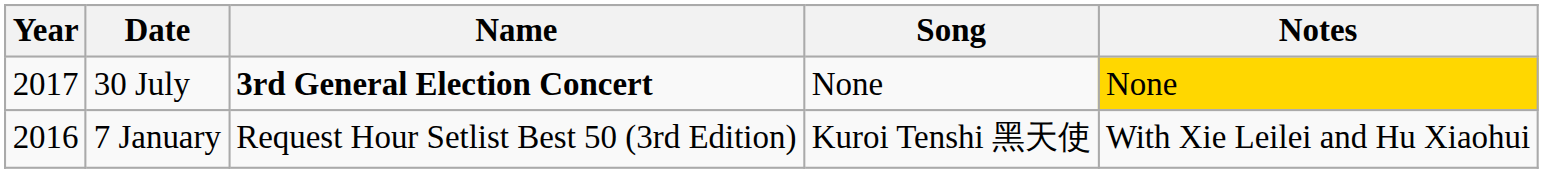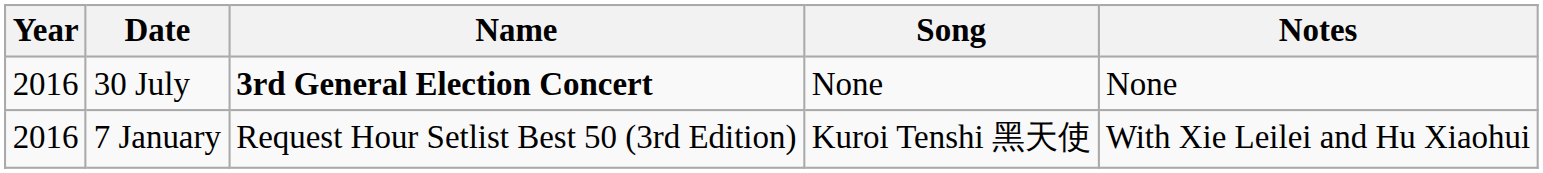(46, 82) 2017 -> (46, 82) 2016
(1142, 82) gold background -> (1142, 82) no background
